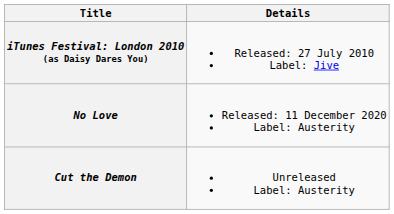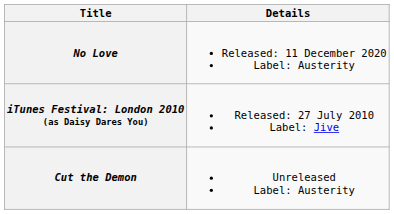rows swapped: (96, 53) <-> (96, 115)
